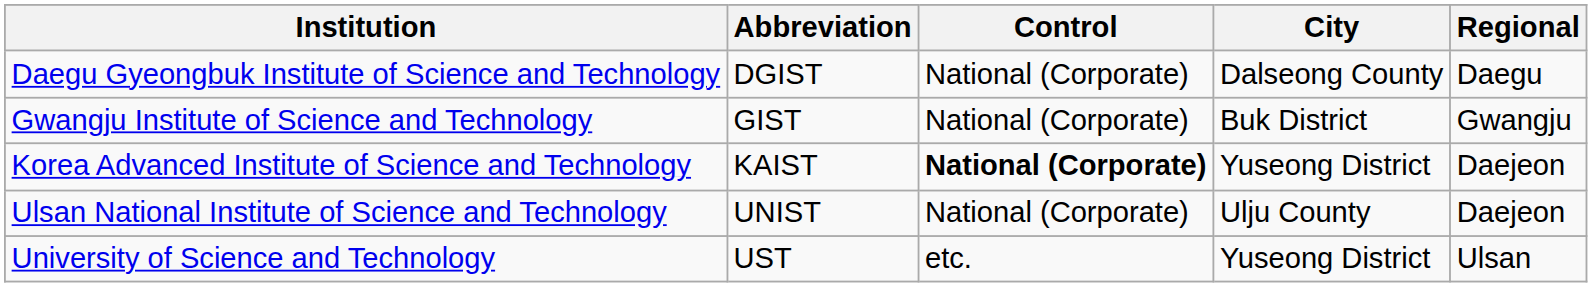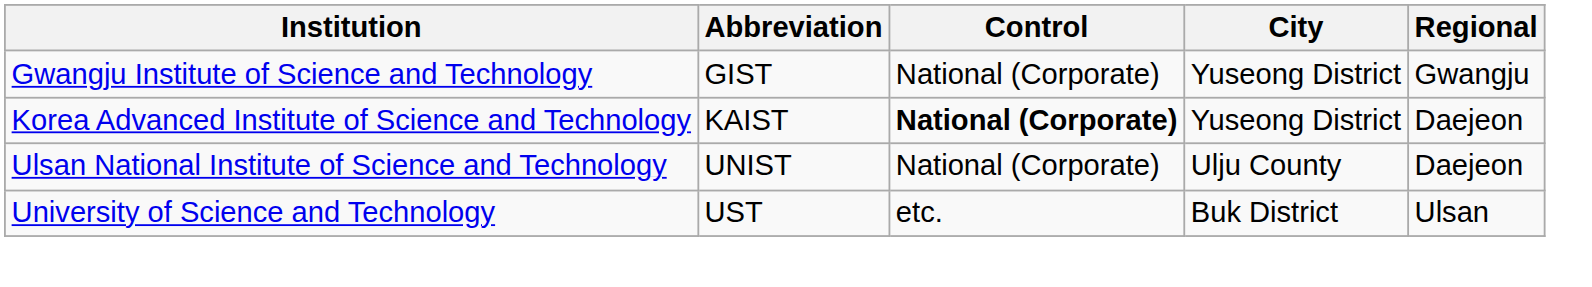- row: (366, 73)
(1294, 119) Buk District -> (1296, 73) Yuseong District
(1325, 258) Yuseong District -> (1264, 212) Buk District
